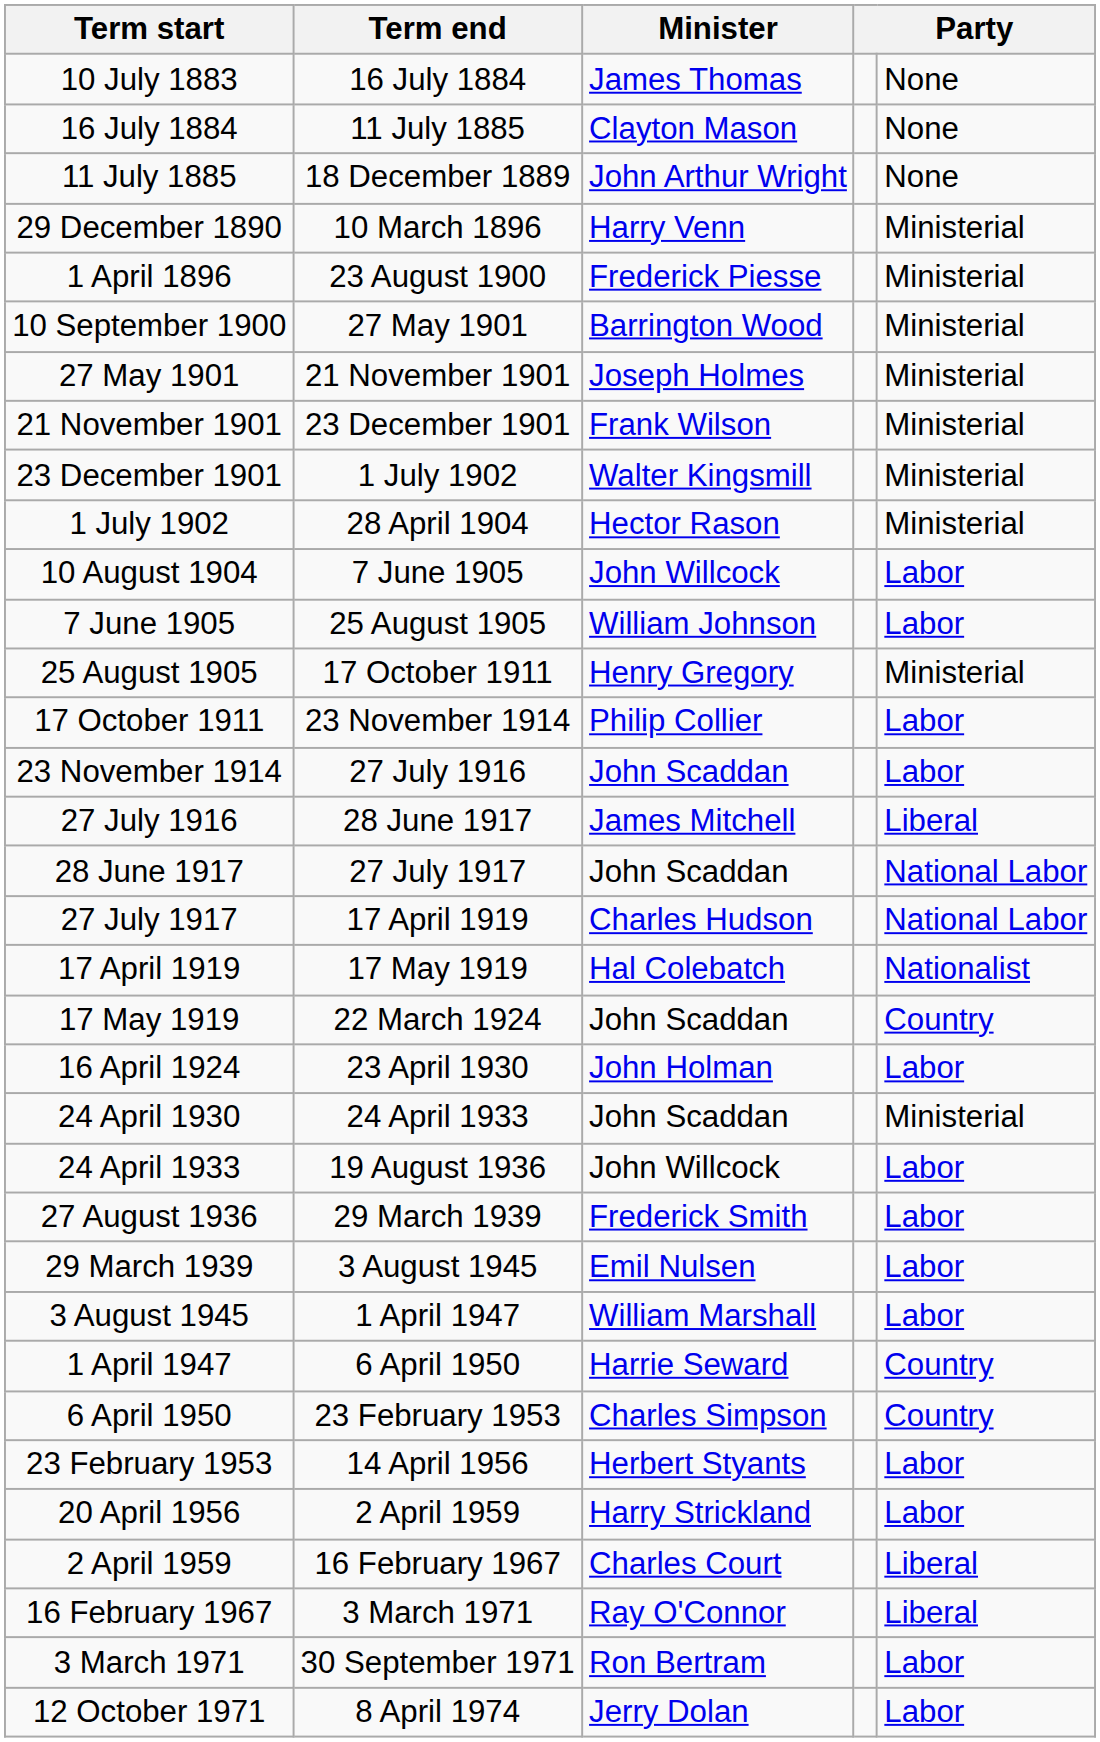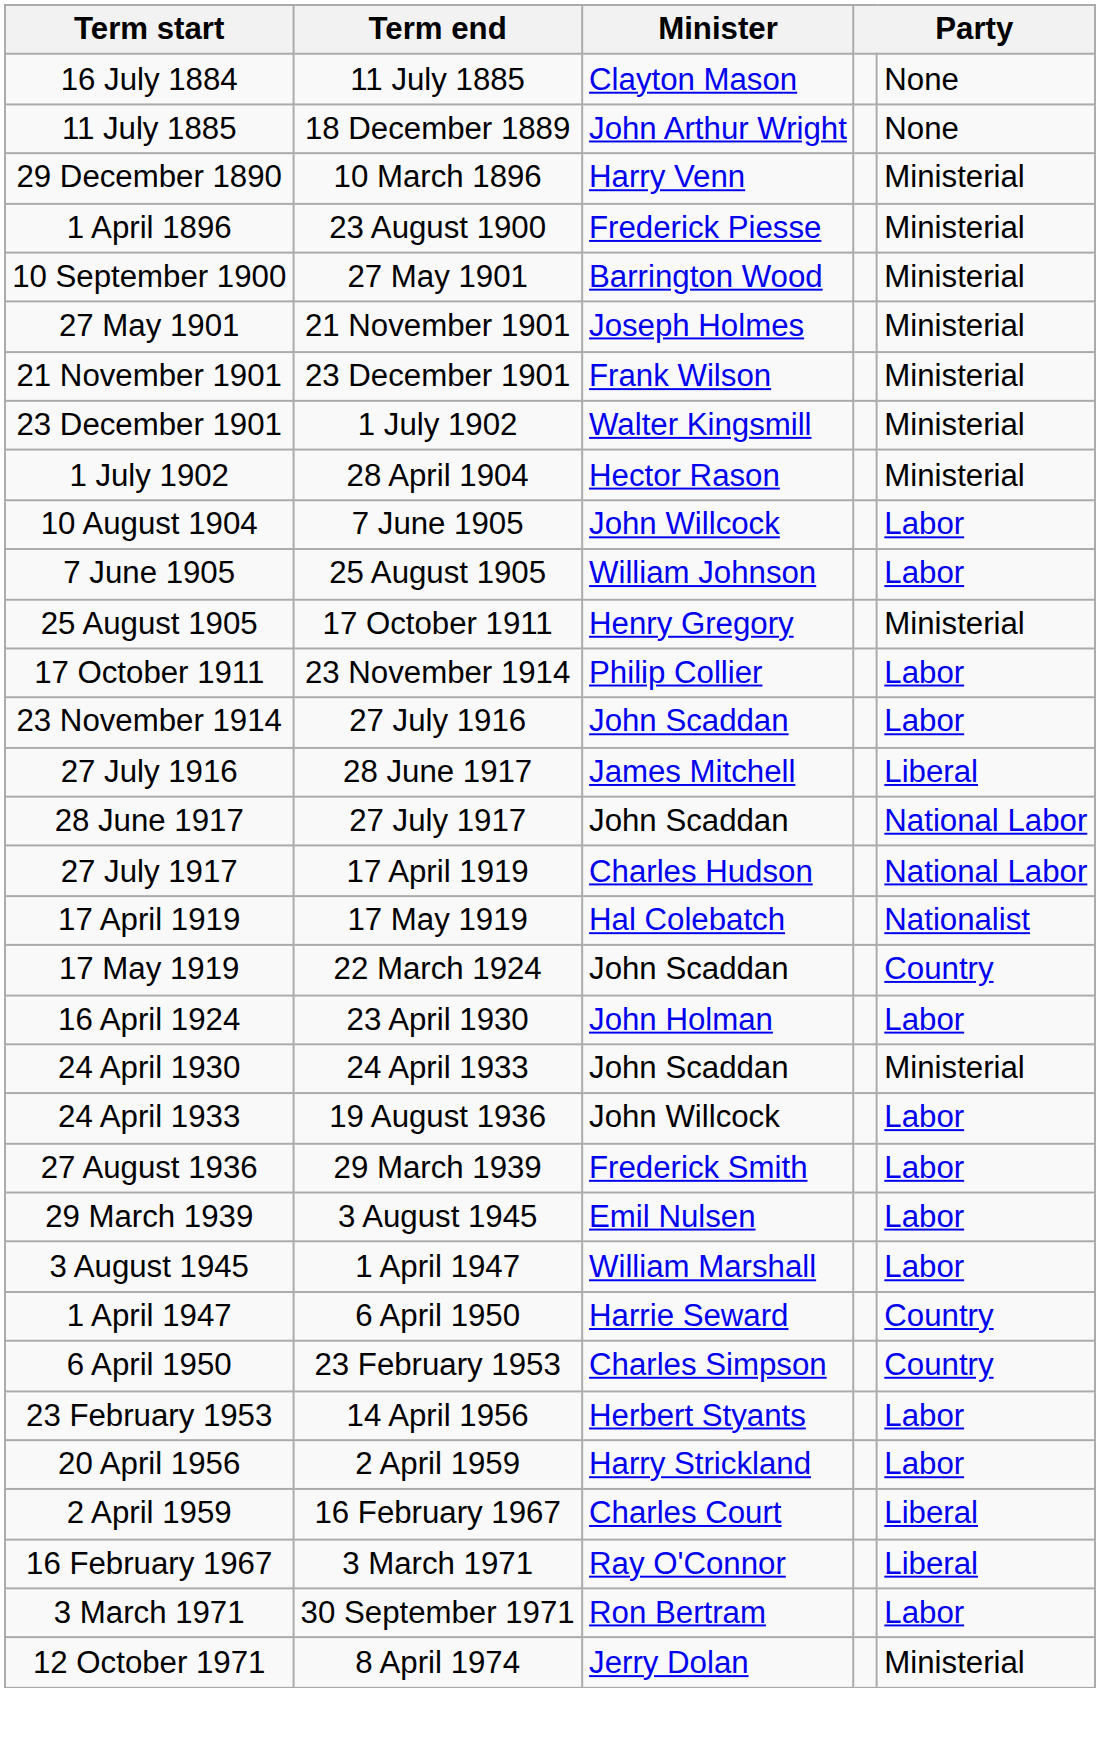- row: (149, 78)
(924, 1711) Labor -> (955, 1662) Ministerial
